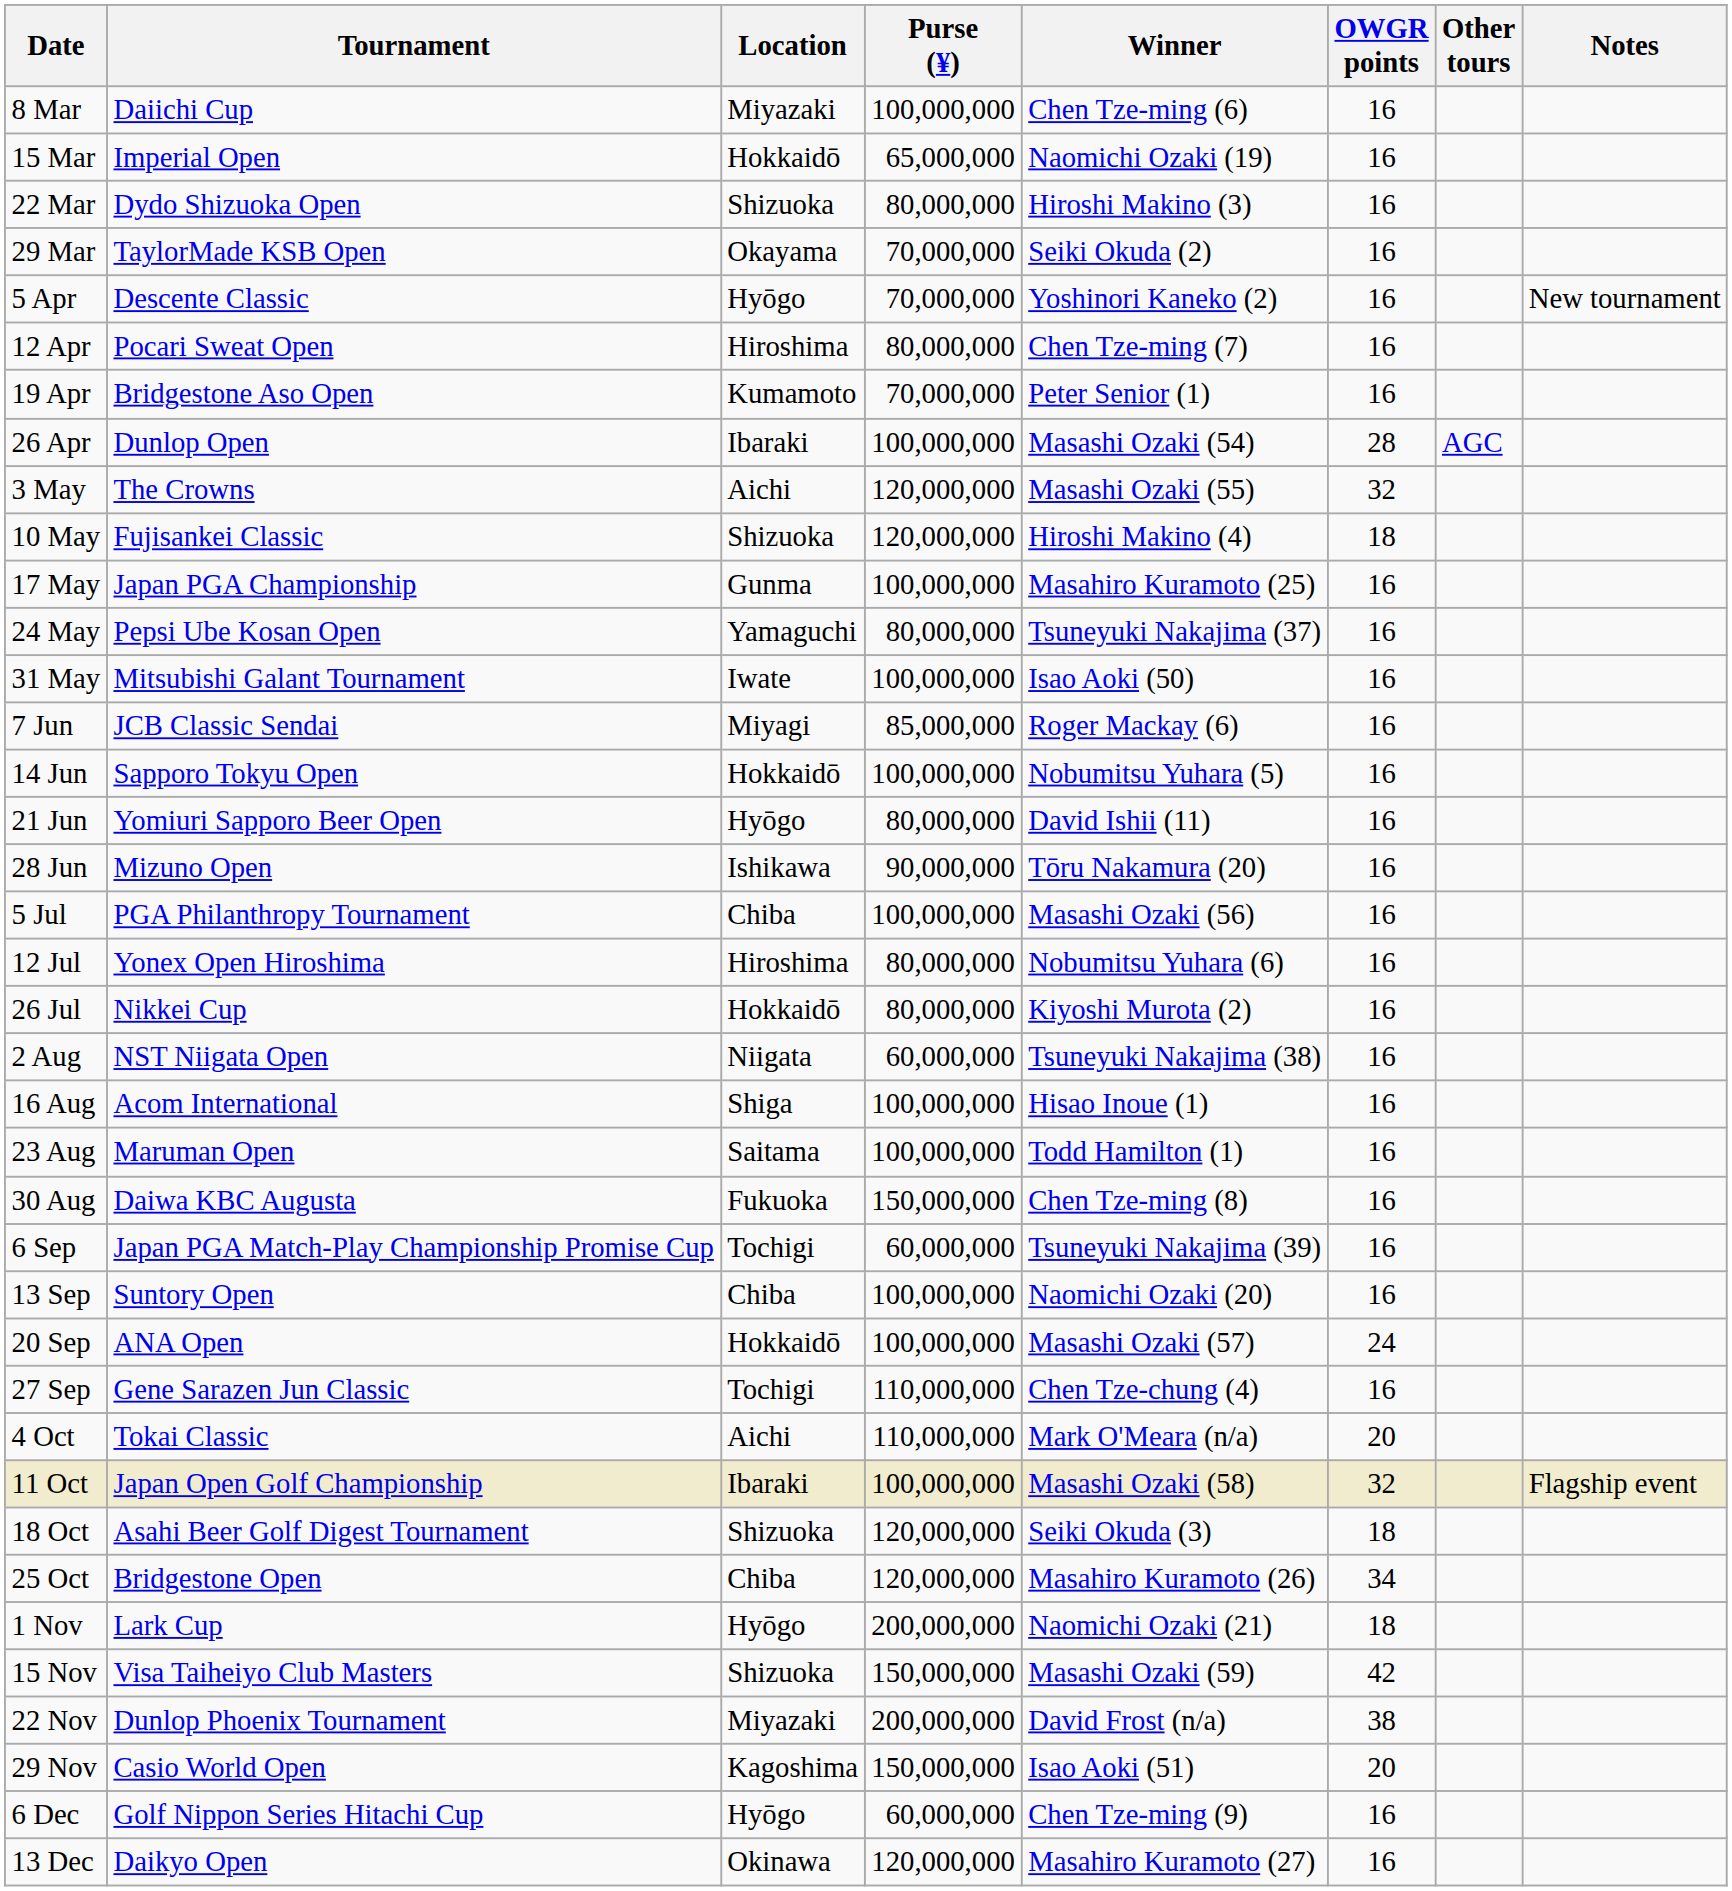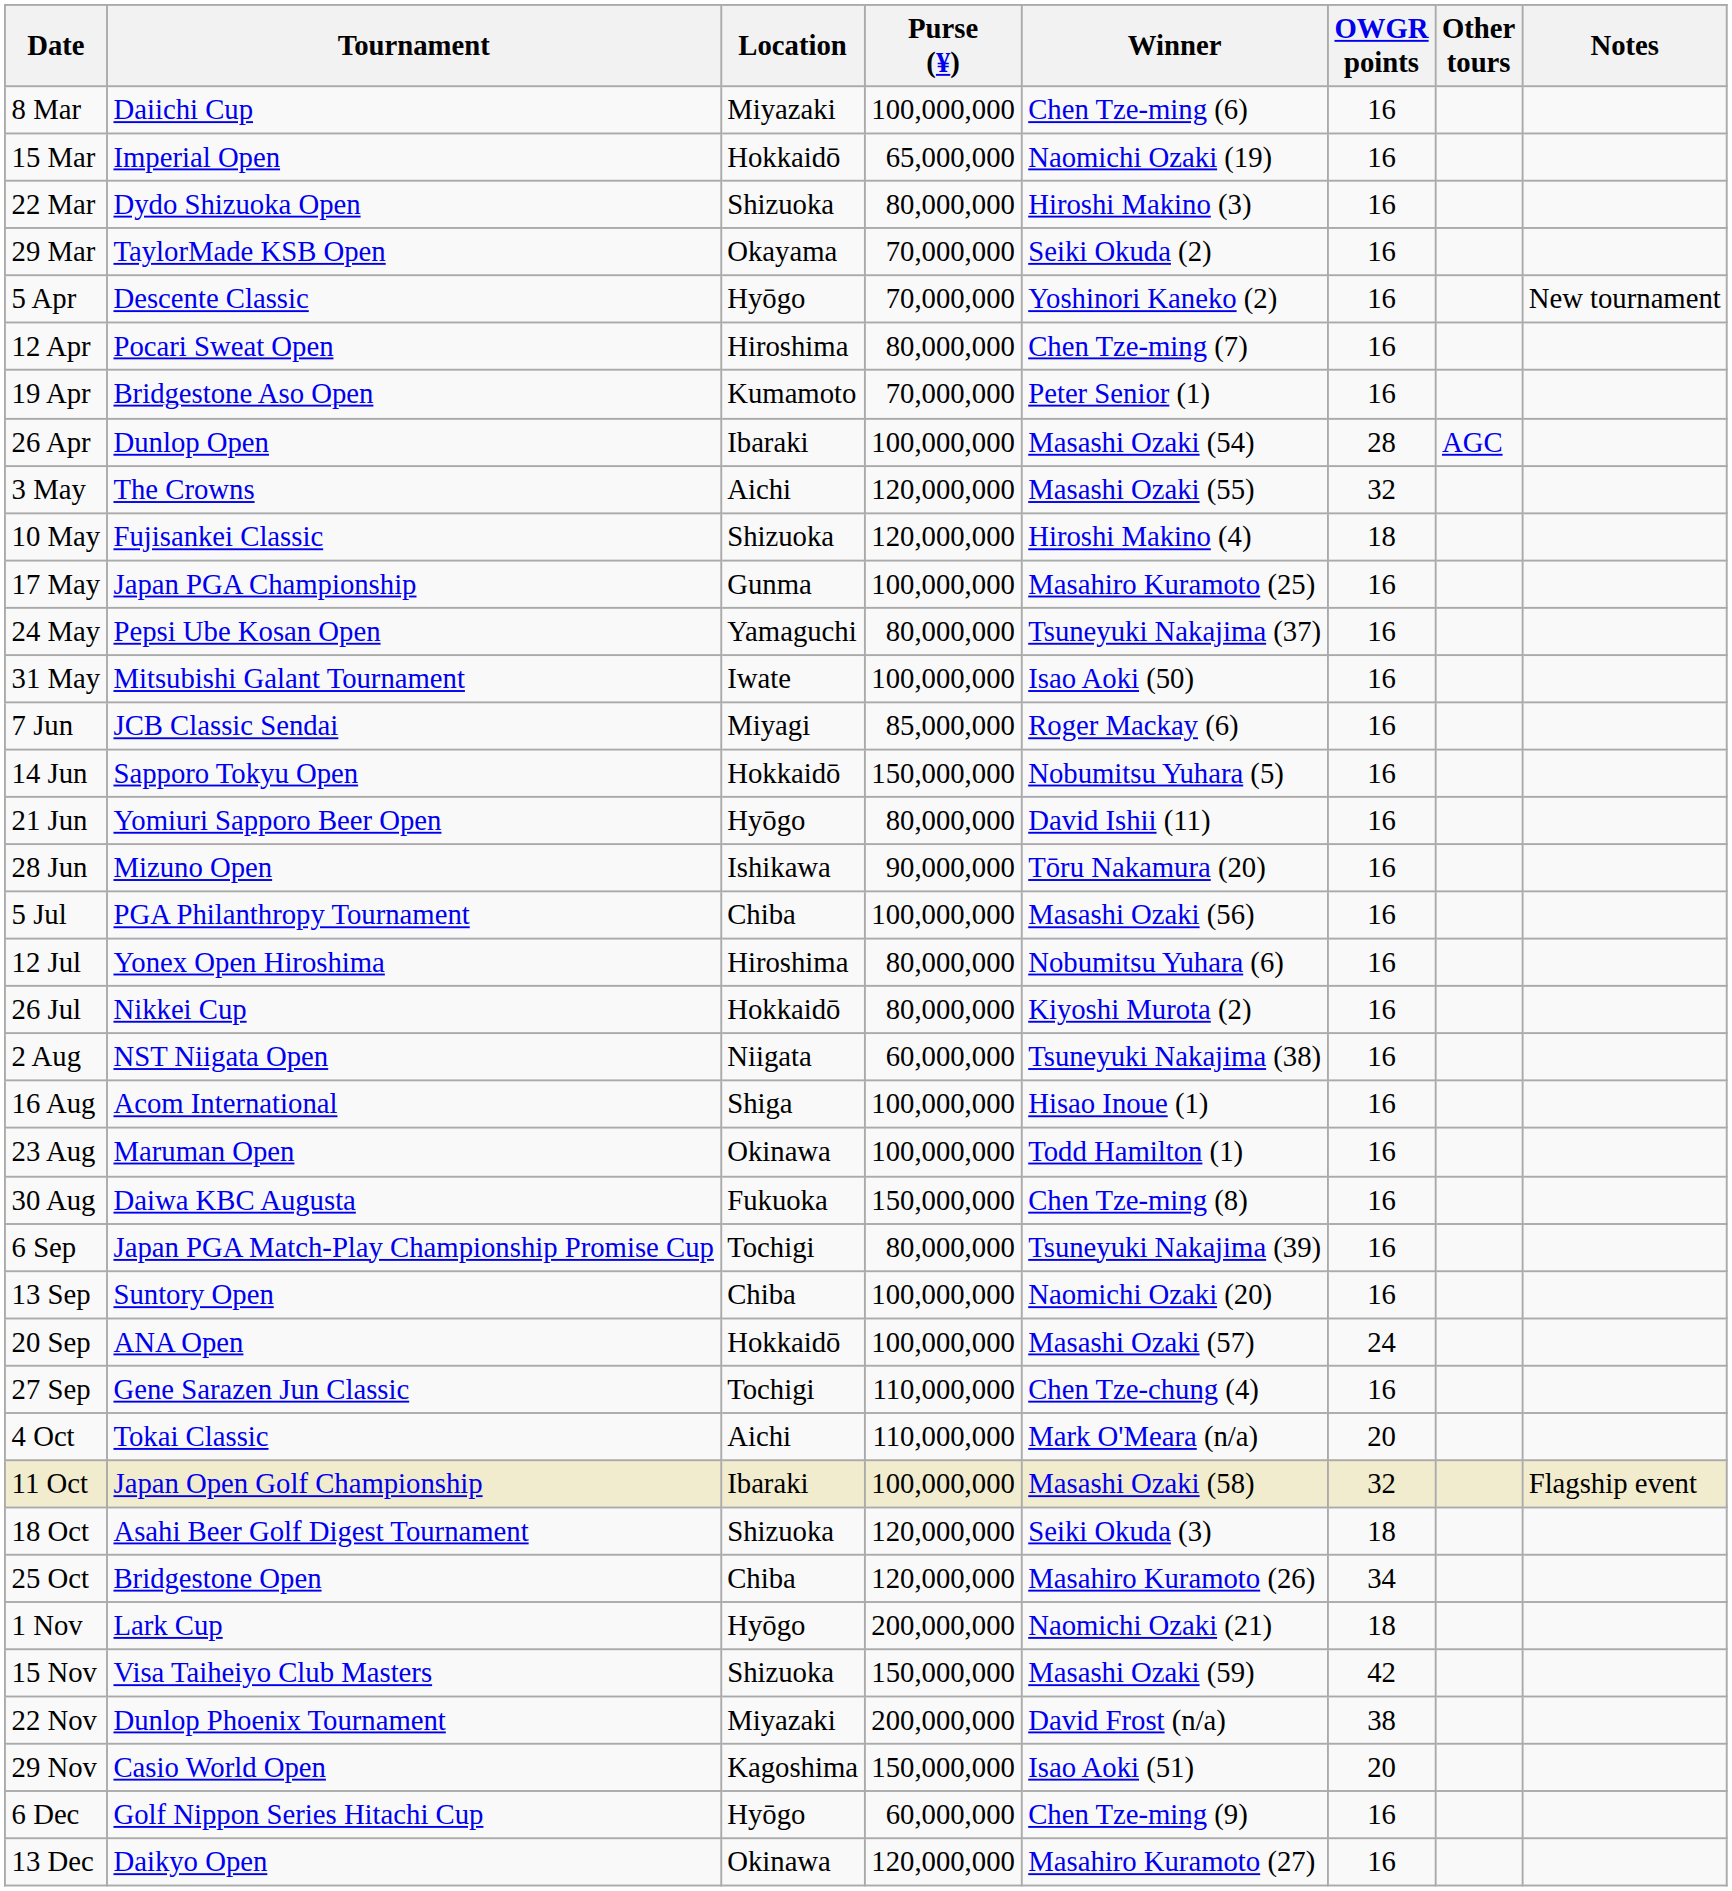(943, 772) 100,000,000 -> (943, 772) 150,000,000
(773, 1151) Saitama -> (779, 1151) Okinawa
(950, 1246) 60,000,000 -> (950, 1246) 80,000,000
